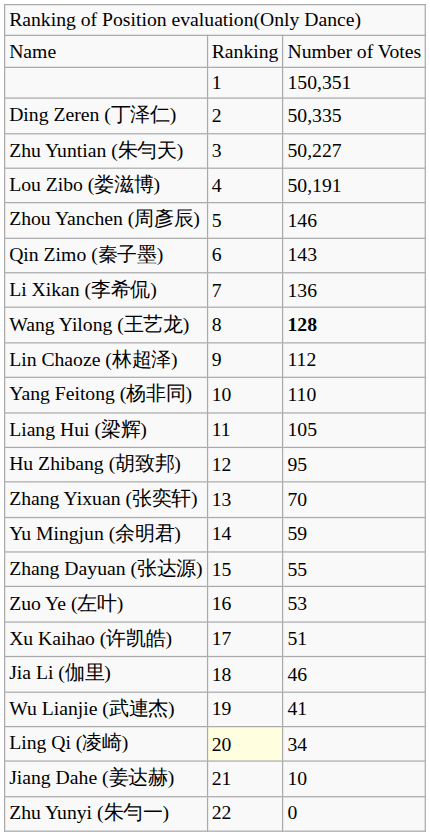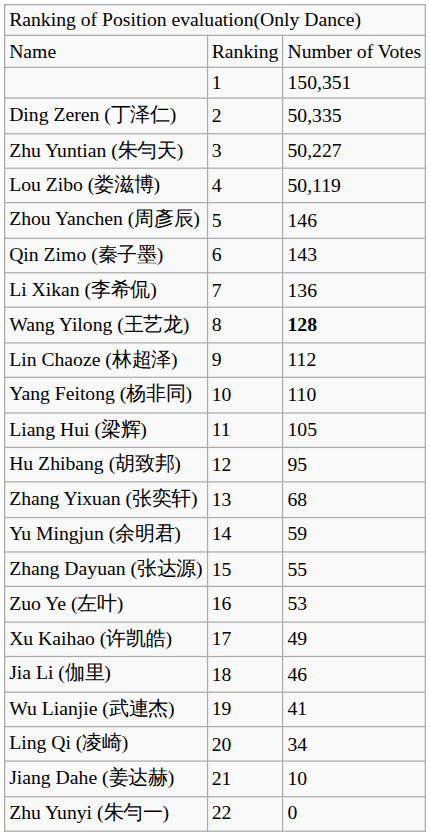(315, 185) 50,191 -> (314, 185) 50,119
(297, 499) 70 -> (297, 499) 68
(297, 639) 51 -> (297, 639) 49
(222, 743) lightyellow background -> (222, 743) no background
